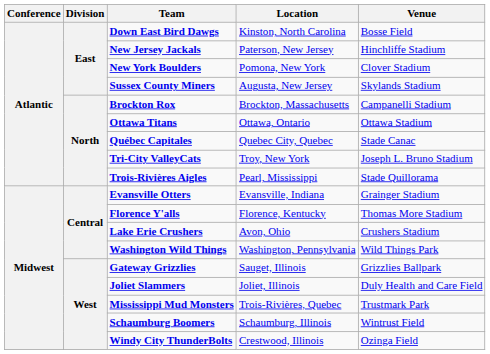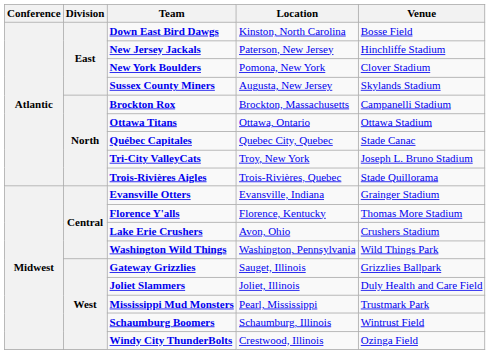(278, 176) Pearl, Mississippi -> (290, 176) Trois-Rivières, Quebec
(290, 303) Trois-Rivières, Quebec -> (278, 303) Pearl, Mississippi
